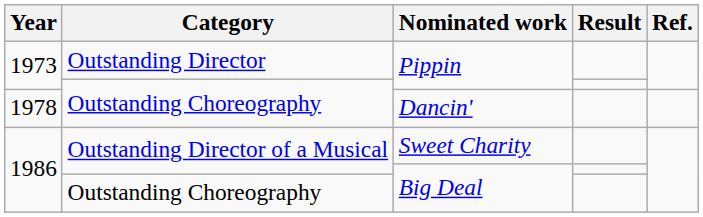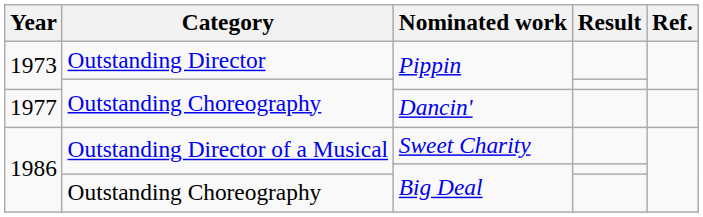(33, 107) 1978 -> (33, 107) 1977
